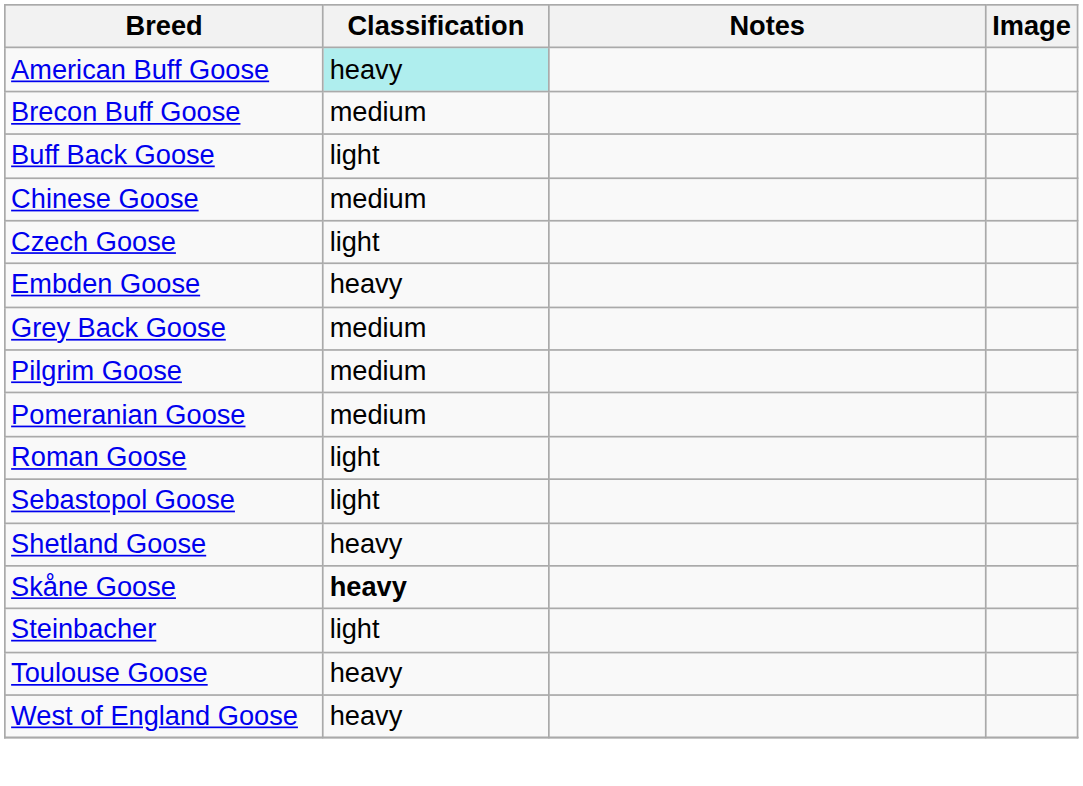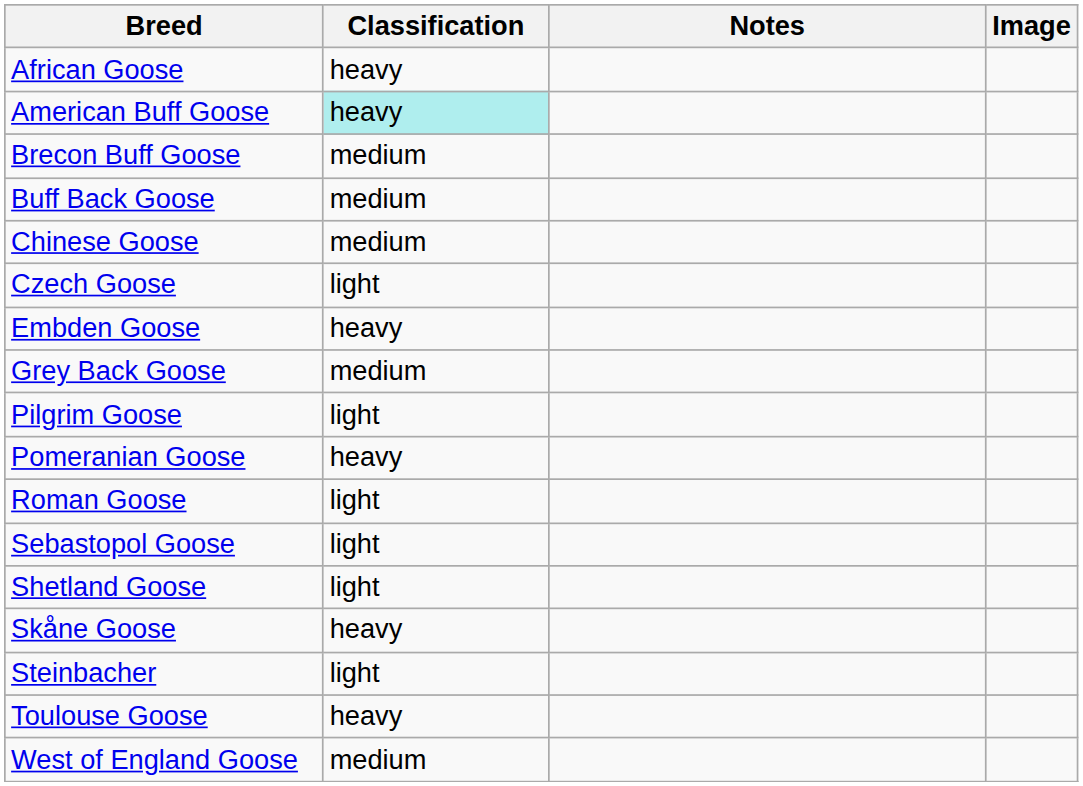+ row: (97, 69)
(355, 155) light -> (378, 198) medium
(378, 371) medium -> (355, 414) light
(378, 414) medium -> (366, 457) heavy
(366, 543) heavy -> (355, 586) light
(368, 586) bold -> (366, 629) normal
(366, 716) heavy -> (378, 759) medium
